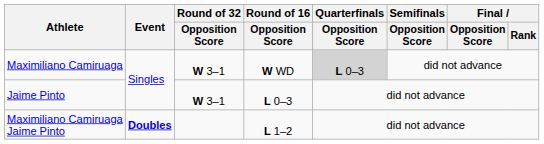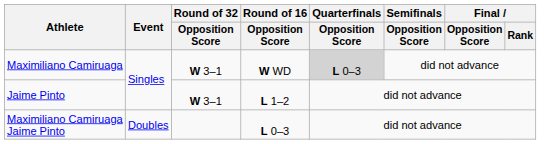(278, 101) L 0–3 -> (275, 101) L 1–2
(150, 125) bold -> (148, 125) normal
(278, 131) L 1–2 -> (275, 131) L 0–3
